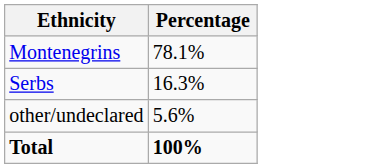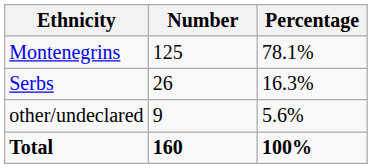+ column: (203, 20)
